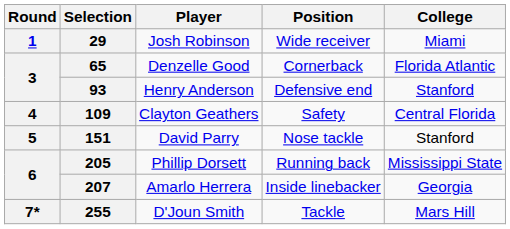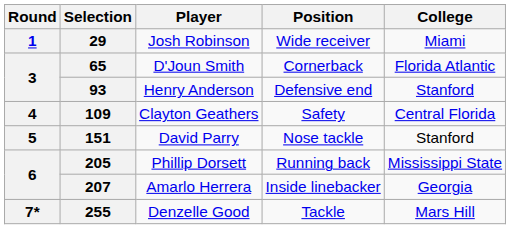(199, 65) Denzelle Good -> (199, 65) D'Joun Smith
(199, 211) D'Joun Smith -> (199, 211) Denzelle Good
